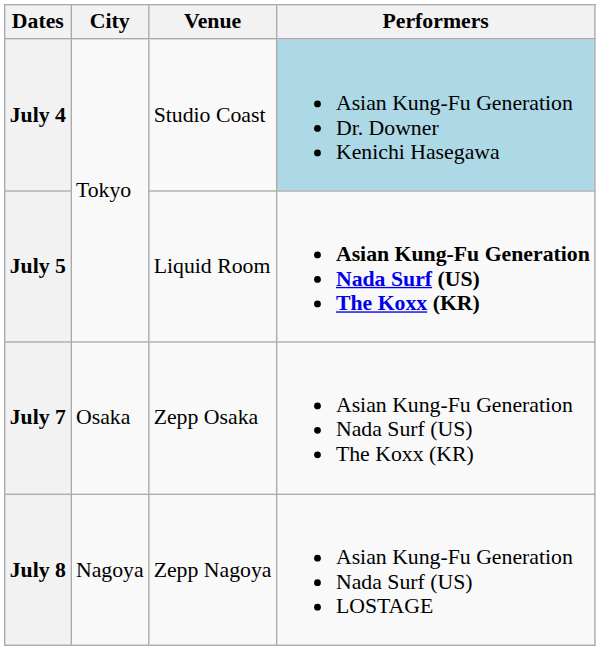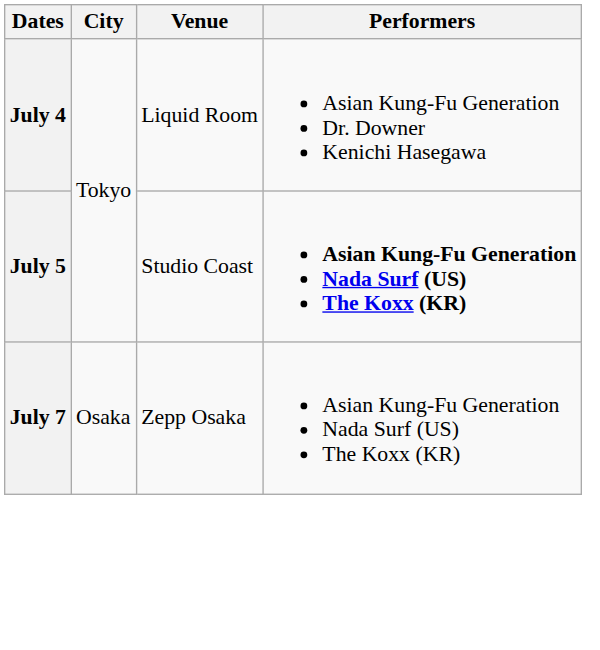(210, 114) Studio Coast -> (200, 114) Liquid Room
(436, 127) lightblue background -> (422, 127) no background
(212, 266) Liquid Room -> (197, 266) Studio Coast
- row: (38, 569)
